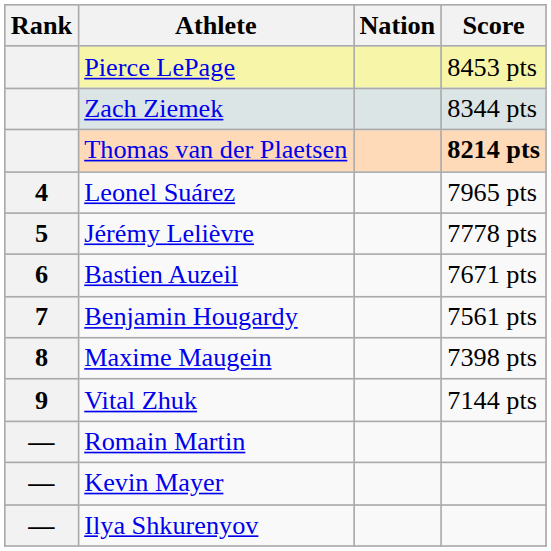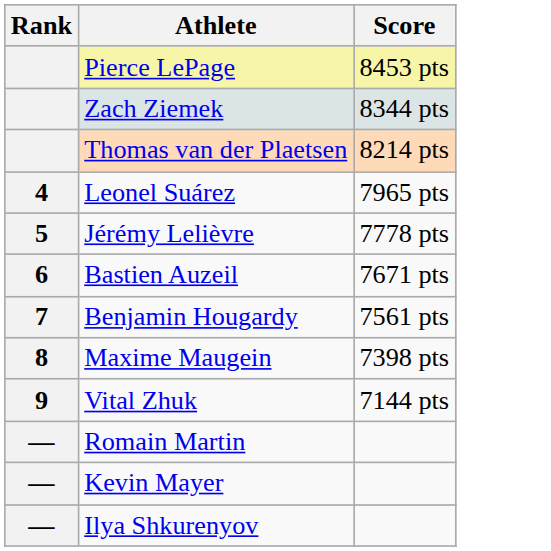- column: (397, 25)
(494, 150) bold -> (404, 150) normal
